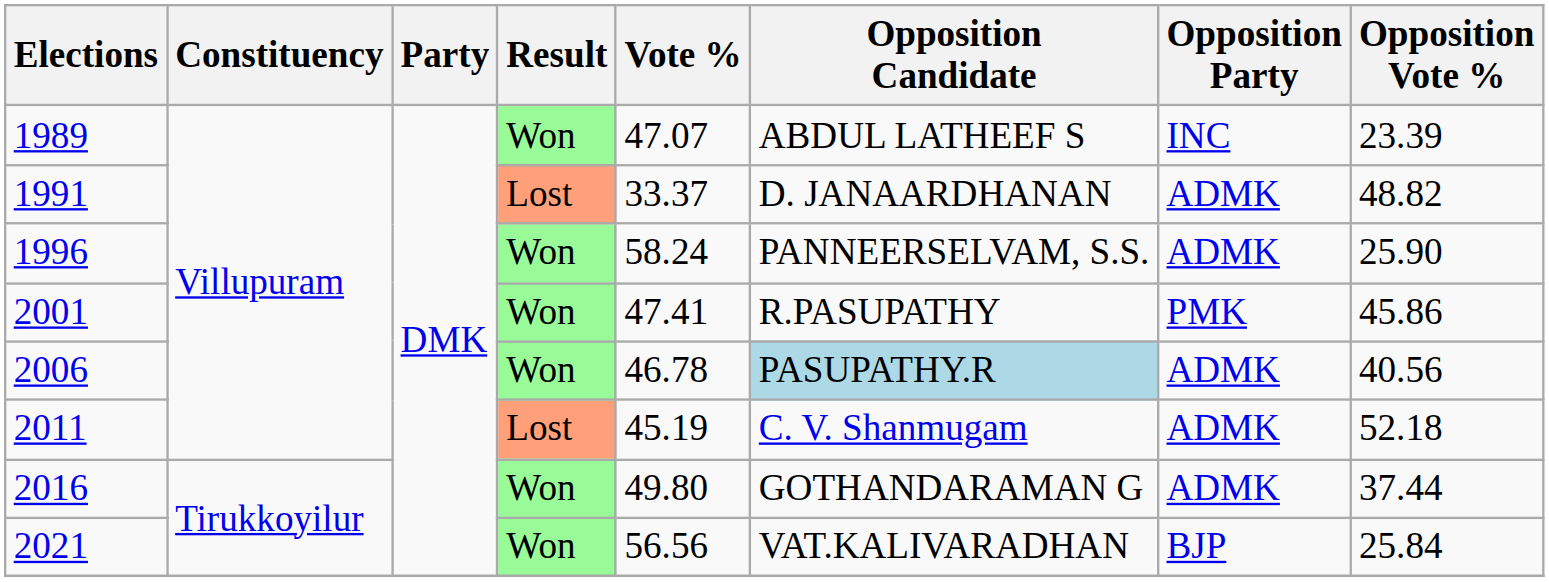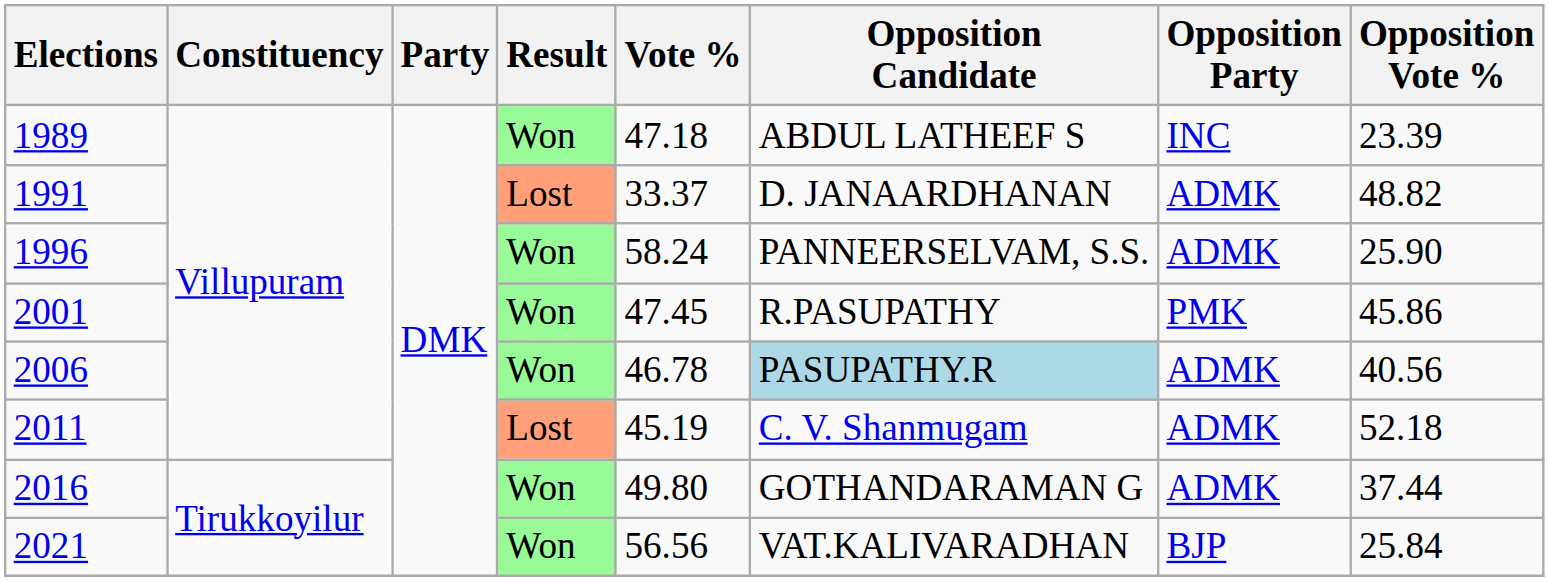(666, 134) 47.07 -> (666, 134) 47.18
(666, 311) 47.41 -> (666, 311) 47.45
